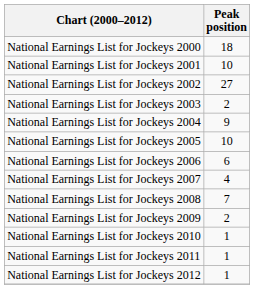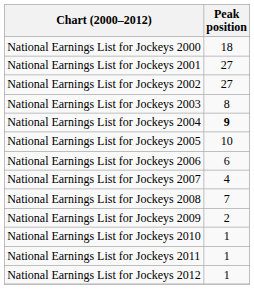(227, 65) 10 -> (227, 65) 27
(227, 103) 2 -> (227, 103) 8
(227, 122) normal -> (227, 122) bold
